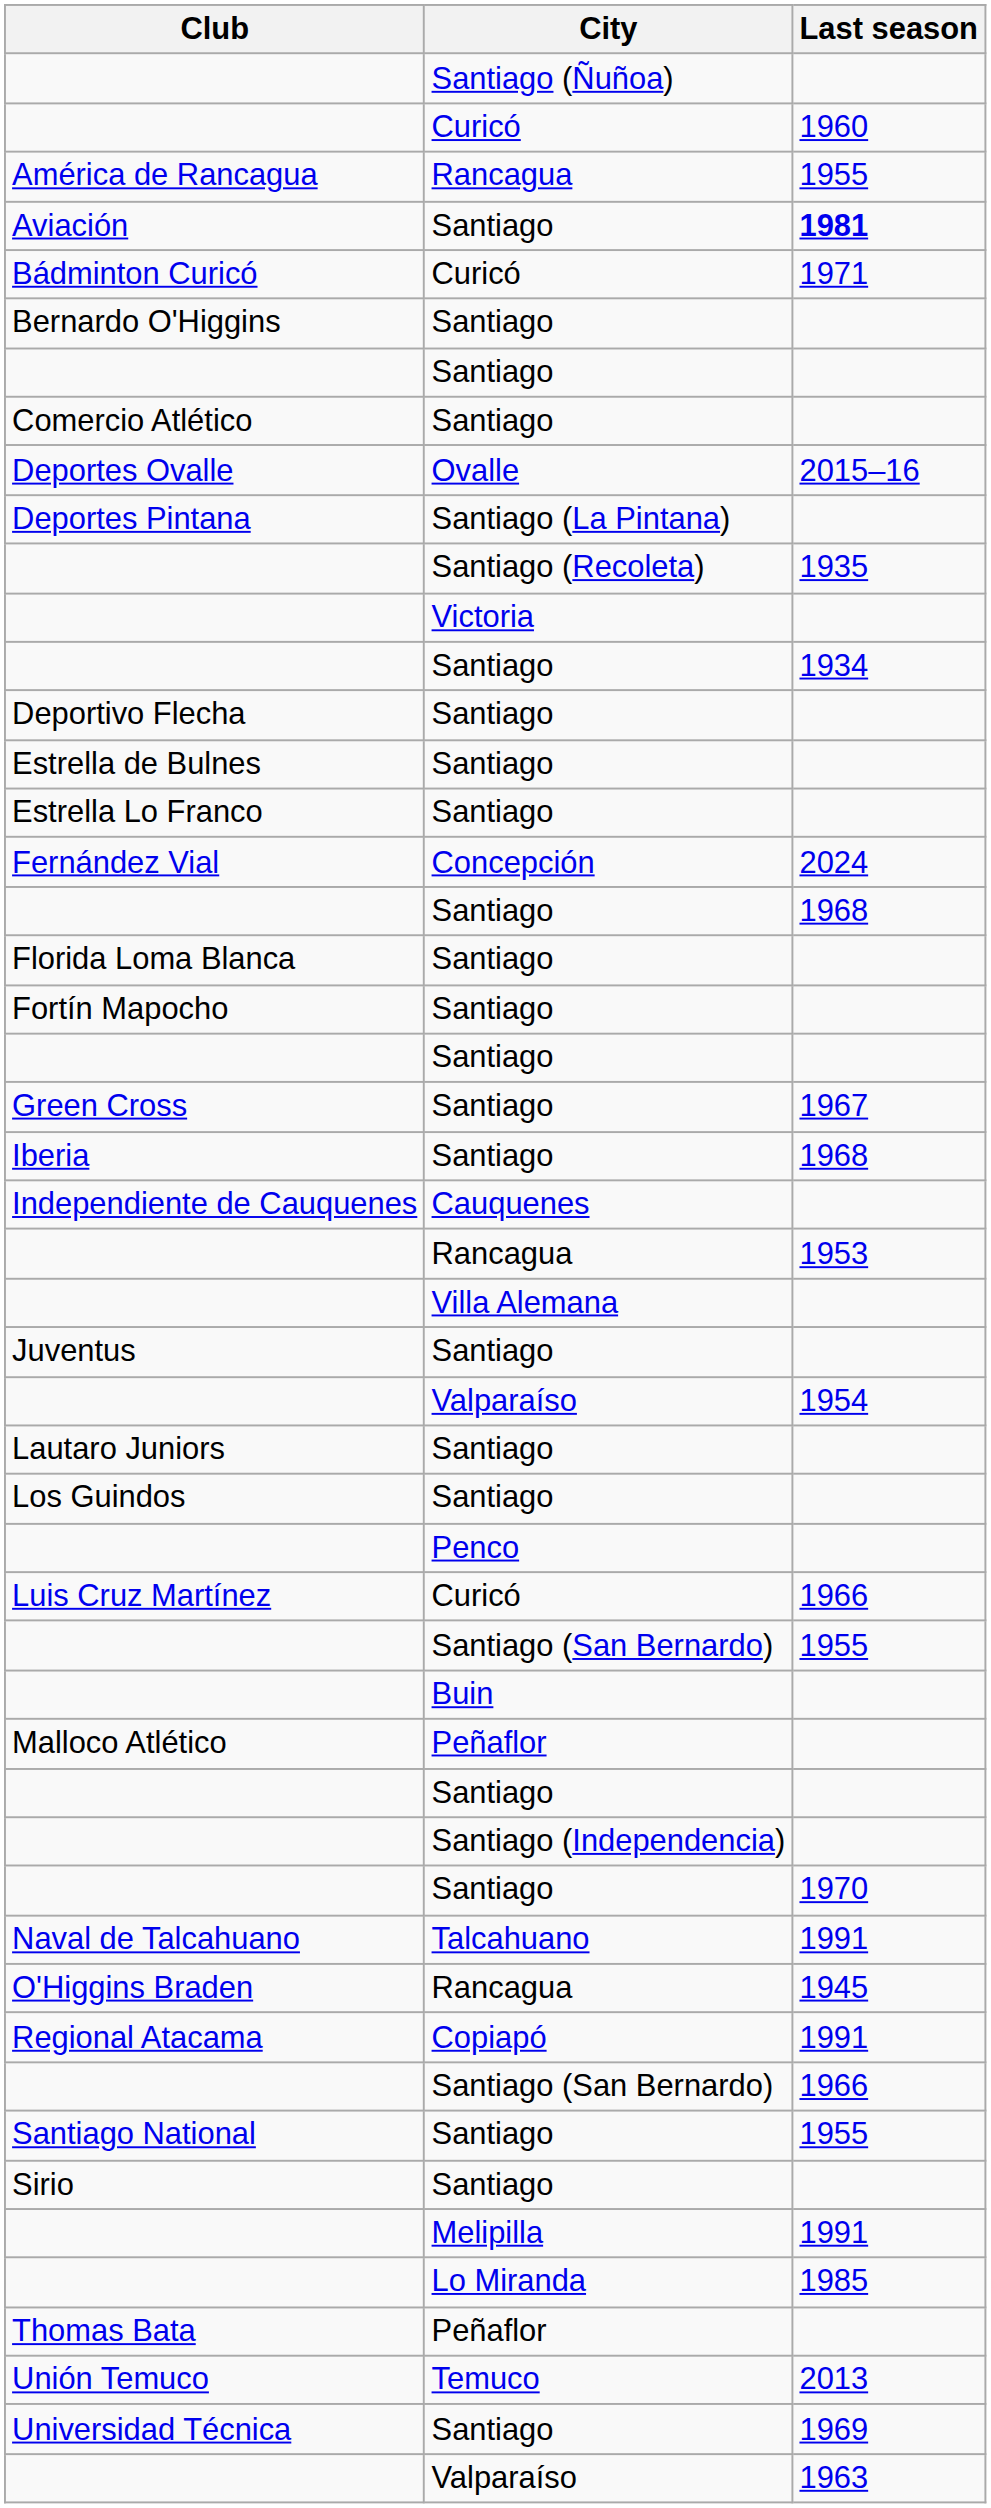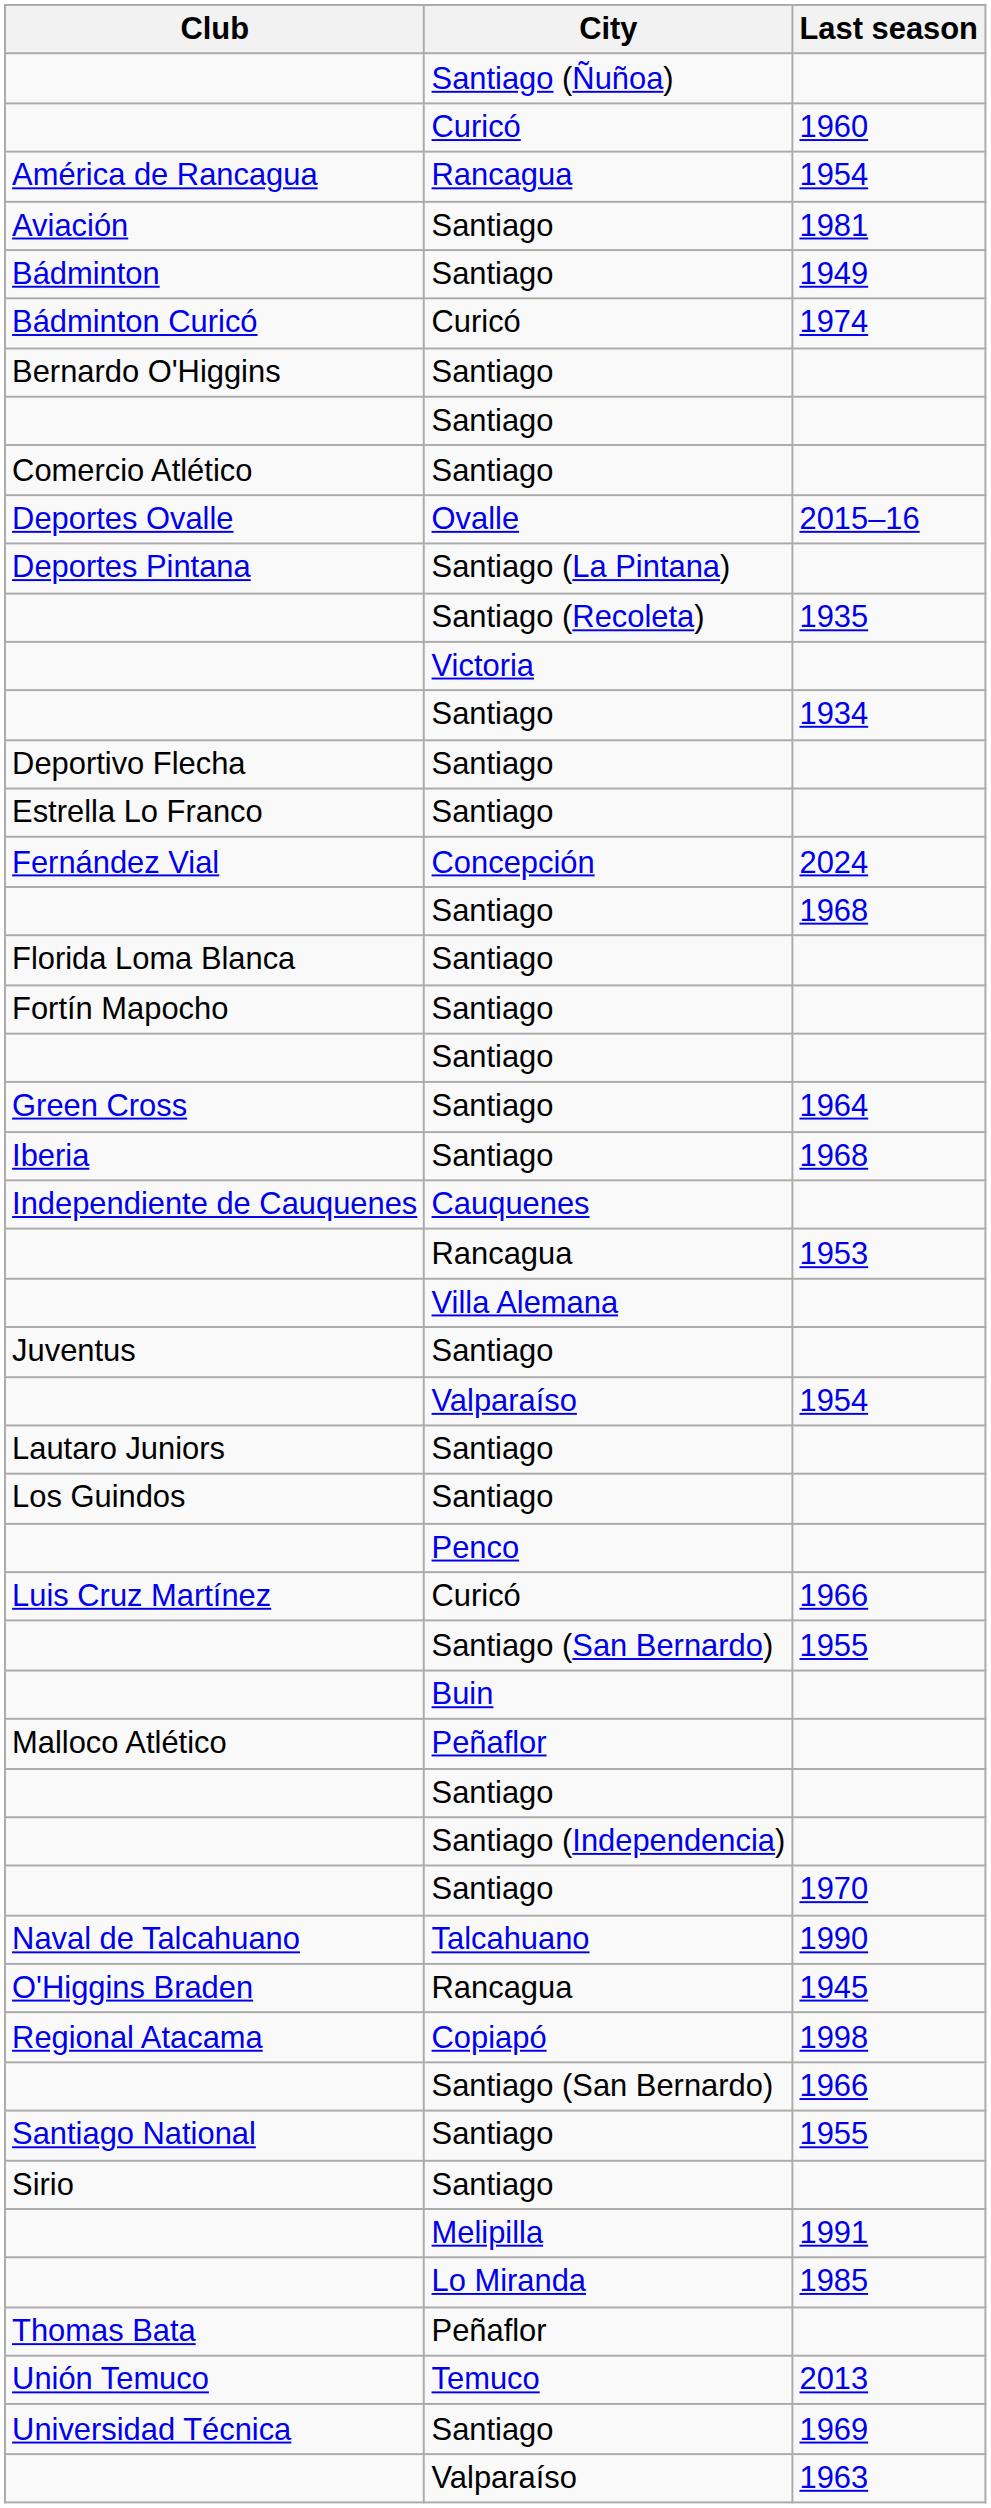(834, 175) 1955 -> (834, 175) 1954
(834, 224) bold -> (834, 224) normal
+ row: (86, 273)
(834, 273) 1971 -> (834, 322) 1974
- row: (137, 763)
(834, 1106) 1967 -> (834, 1106) 1964
(834, 1938) 1991 -> (834, 1938) 1990
(834, 2036) 1991 -> (834, 2036) 1998
